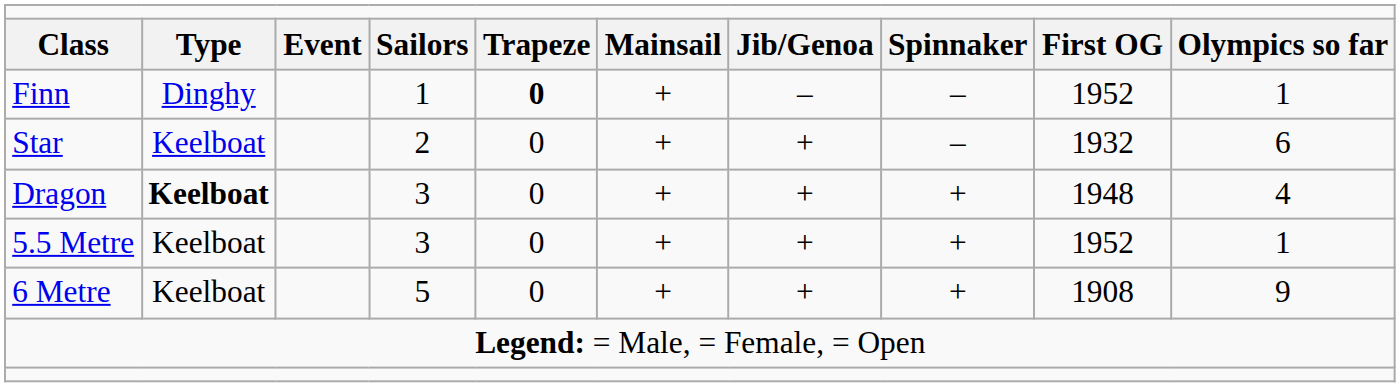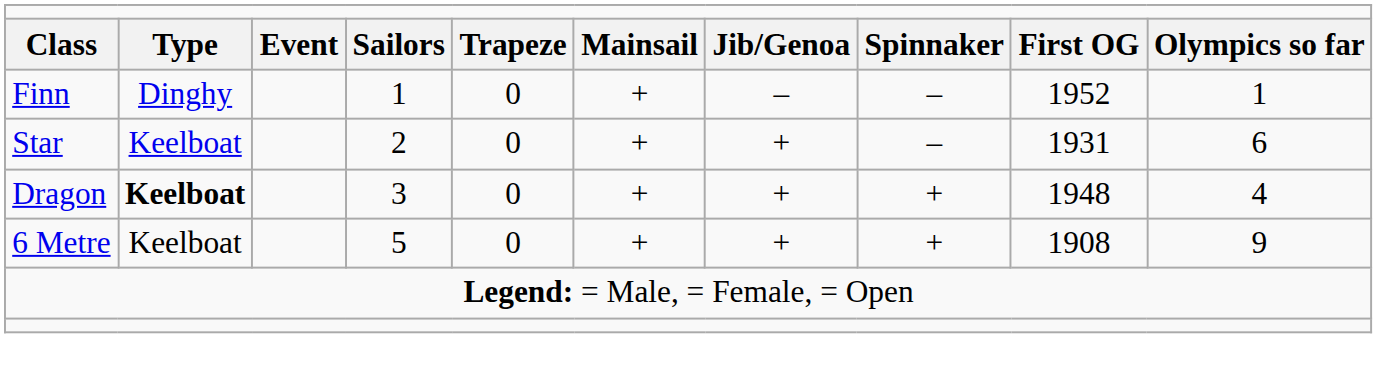(537, 93) bold -> (513, 93) normal
(1102, 143) 1932 -> (1079, 143) 1931
- row: (73, 242)
